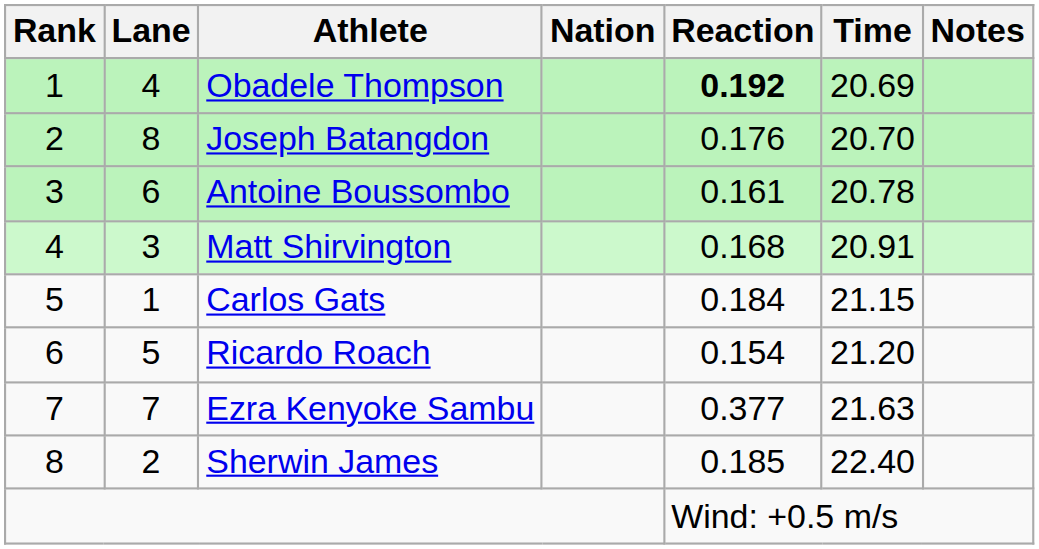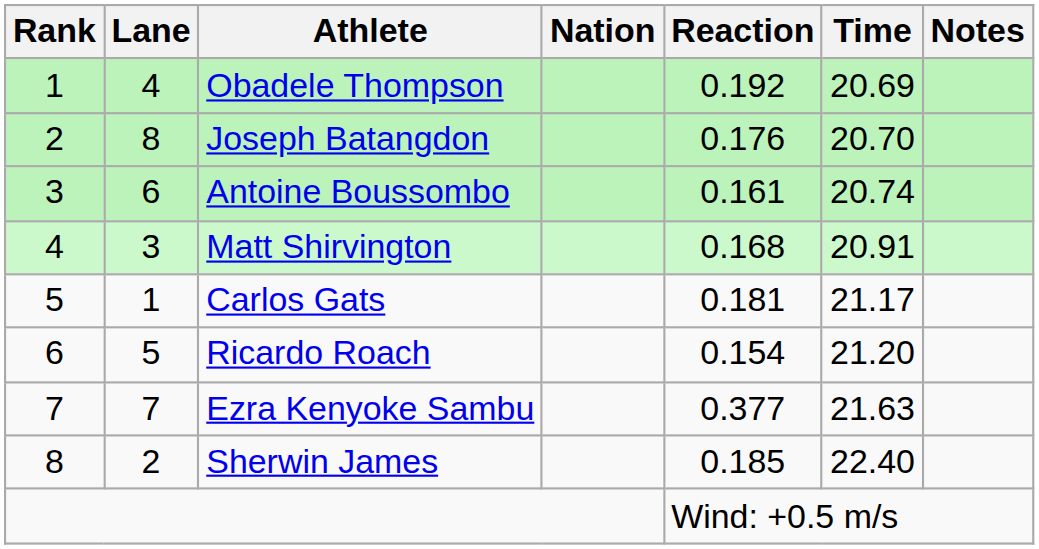(743, 85) bold -> (743, 85) normal
(872, 192) 20.78 -> (872, 192) 20.74
(743, 300) 0.184 -> (743, 300) 0.181
(872, 300) 21.15 -> (872, 300) 21.17
